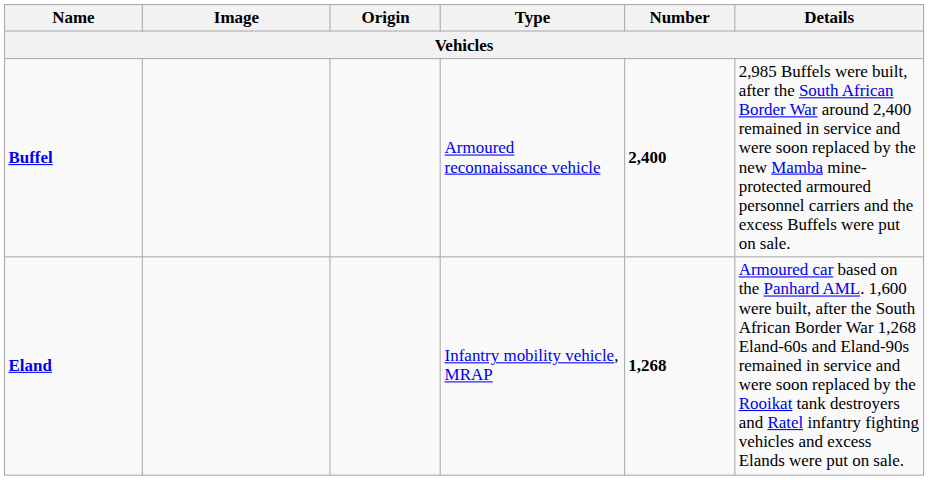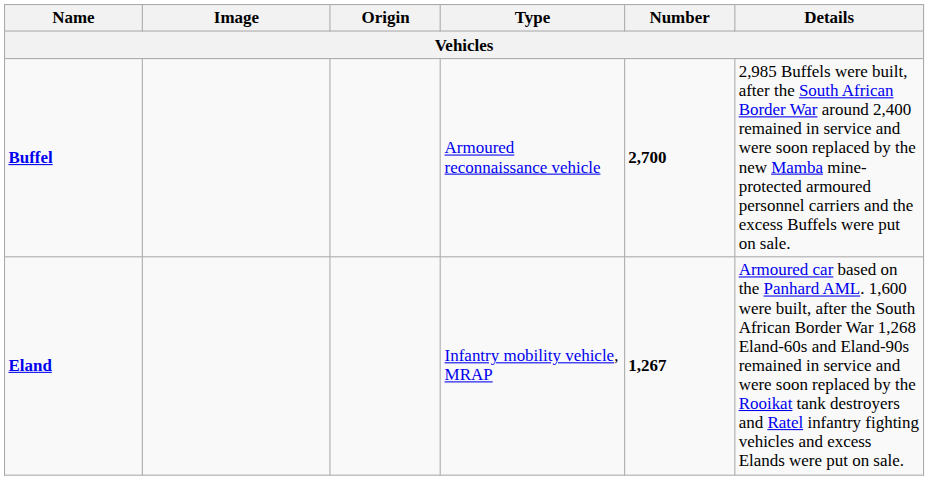(647, 157) 2,400 -> (647, 157) 2,700
(647, 365) 1,268 -> (647, 365) 1,267
